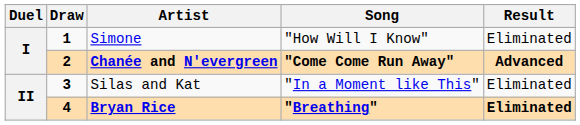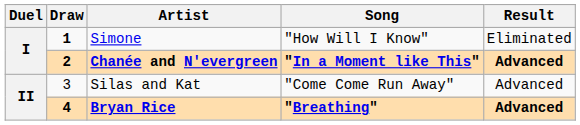(369, 62) "Come Come Run Away" -> (382, 62) "In a Moment like This"
(67, 85) bold -> (67, 85) normal
(382, 85) "In a Moment like This" -> (369, 85) "Come Come Run Away"
(529, 85) Eliminated -> (529, 85) Advanced
(529, 108) Eliminated -> (529, 108) Advanced
